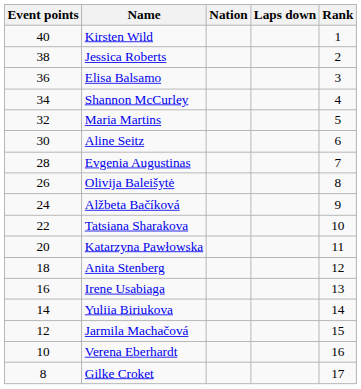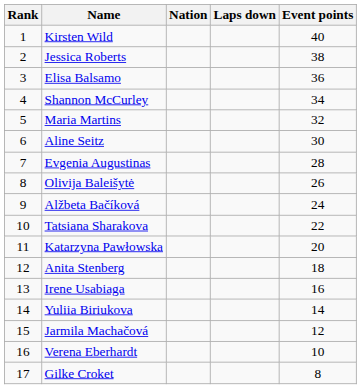columns swapped: (338, 15) <-> (43, 15)
